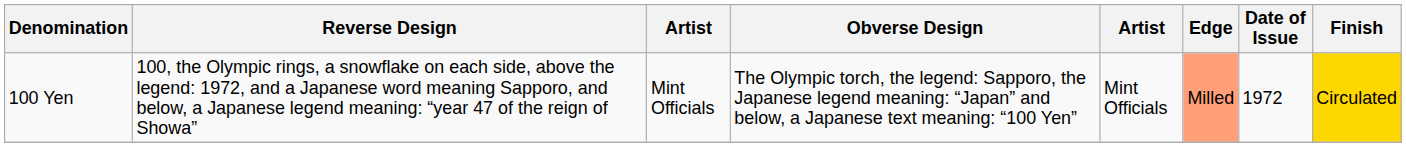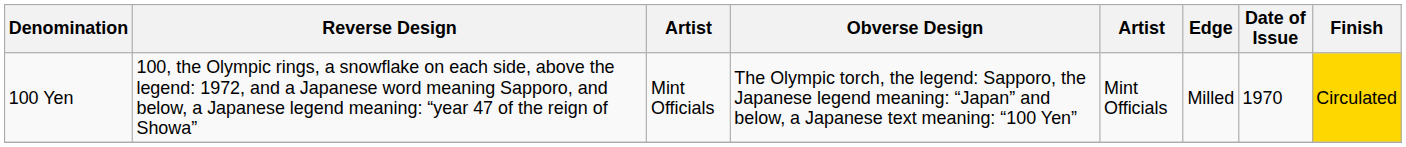(1211, 97) lightsalmon background -> (1211, 97) no background
(1262, 97) 1972 -> (1262, 97) 1970
